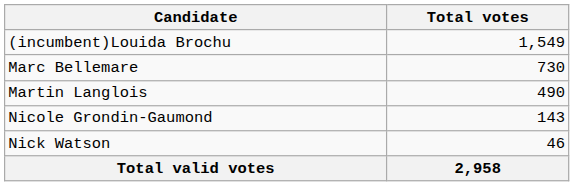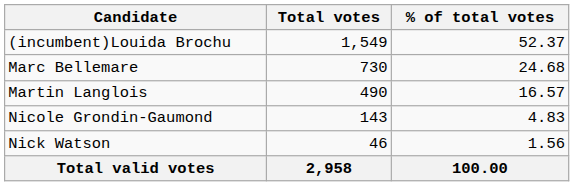+ column: (480, 17)
